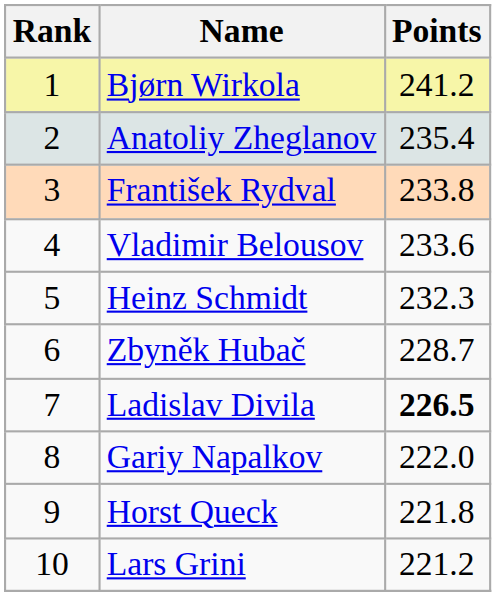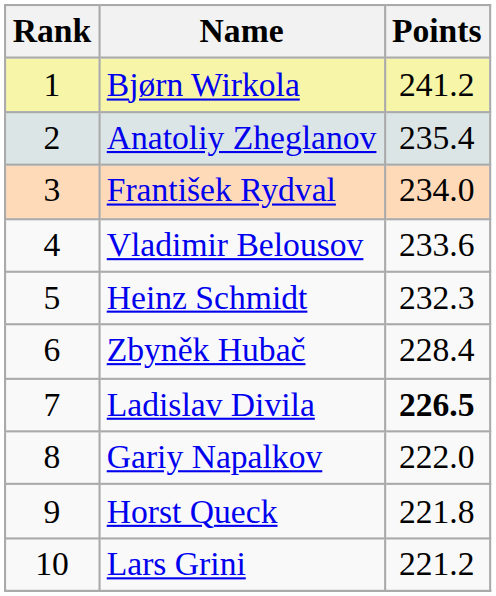(437, 191) 233.8 -> (437, 191) 234.0
(437, 350) 228.7 -> (437, 350) 228.4
